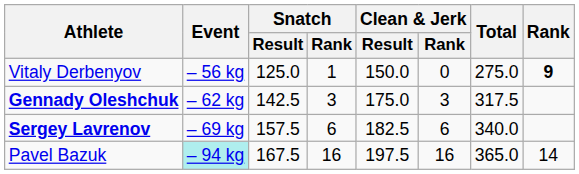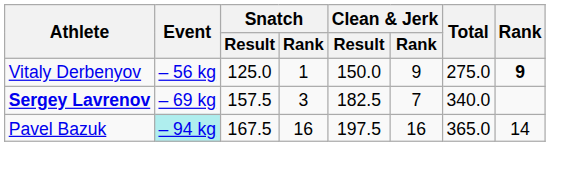(445, 73) 0 -> (416, 73) 9
- row: (94, 101)
(332, 128) 6 -> (303, 101) 3
(445, 128) 6 -> (416, 101) 7
